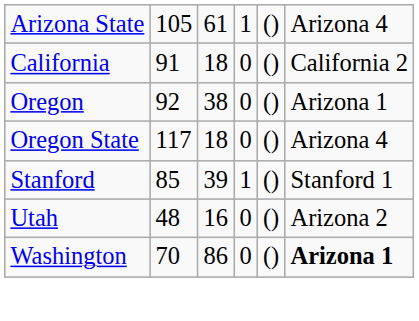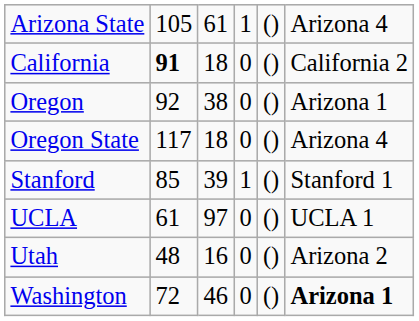(168, 62) normal -> (168, 62) bold
+ row: (44, 218)
(168, 256) 70 -> (168, 295) 72
(216, 256) 86 -> (216, 295) 46
